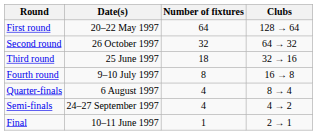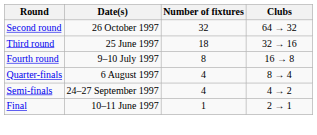- row: (29, 28)
